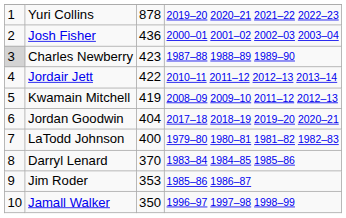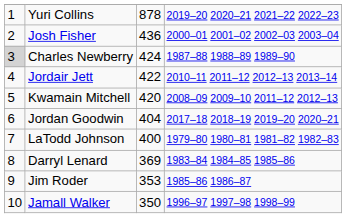(150, 56) 423 -> (150, 56) 424
(150, 98) 419 -> (150, 98) 420
(150, 160) 370 -> (150, 160) 369
